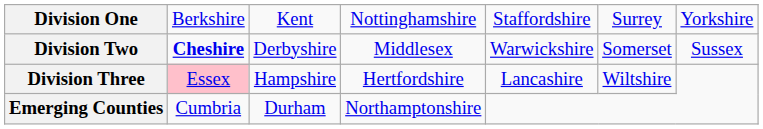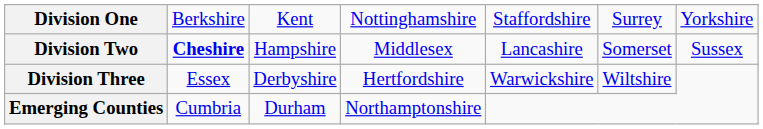(295, 49) Derbyshire -> (295, 49) Hampshire
(542, 49) Warwickshire -> (542, 49) Lancashire
(208, 78) pink background -> (208, 78) no background
(295, 78) Hampshire -> (295, 78) Derbyshire
(542, 78) Lancashire -> (542, 78) Warwickshire
